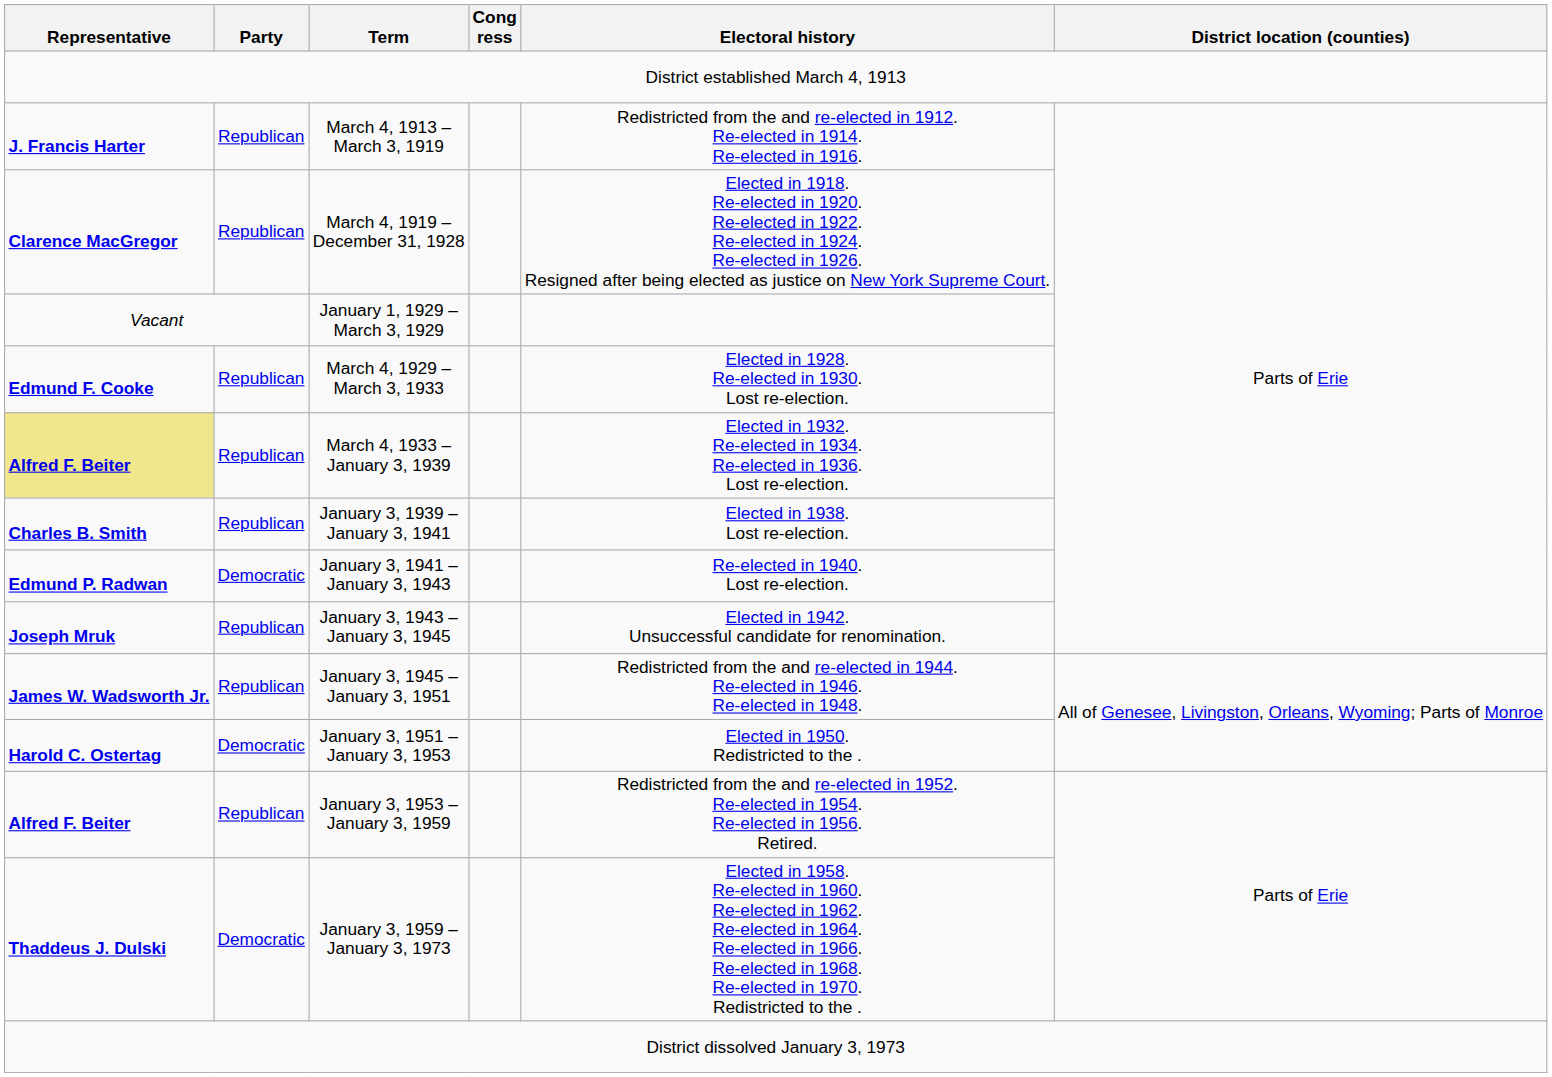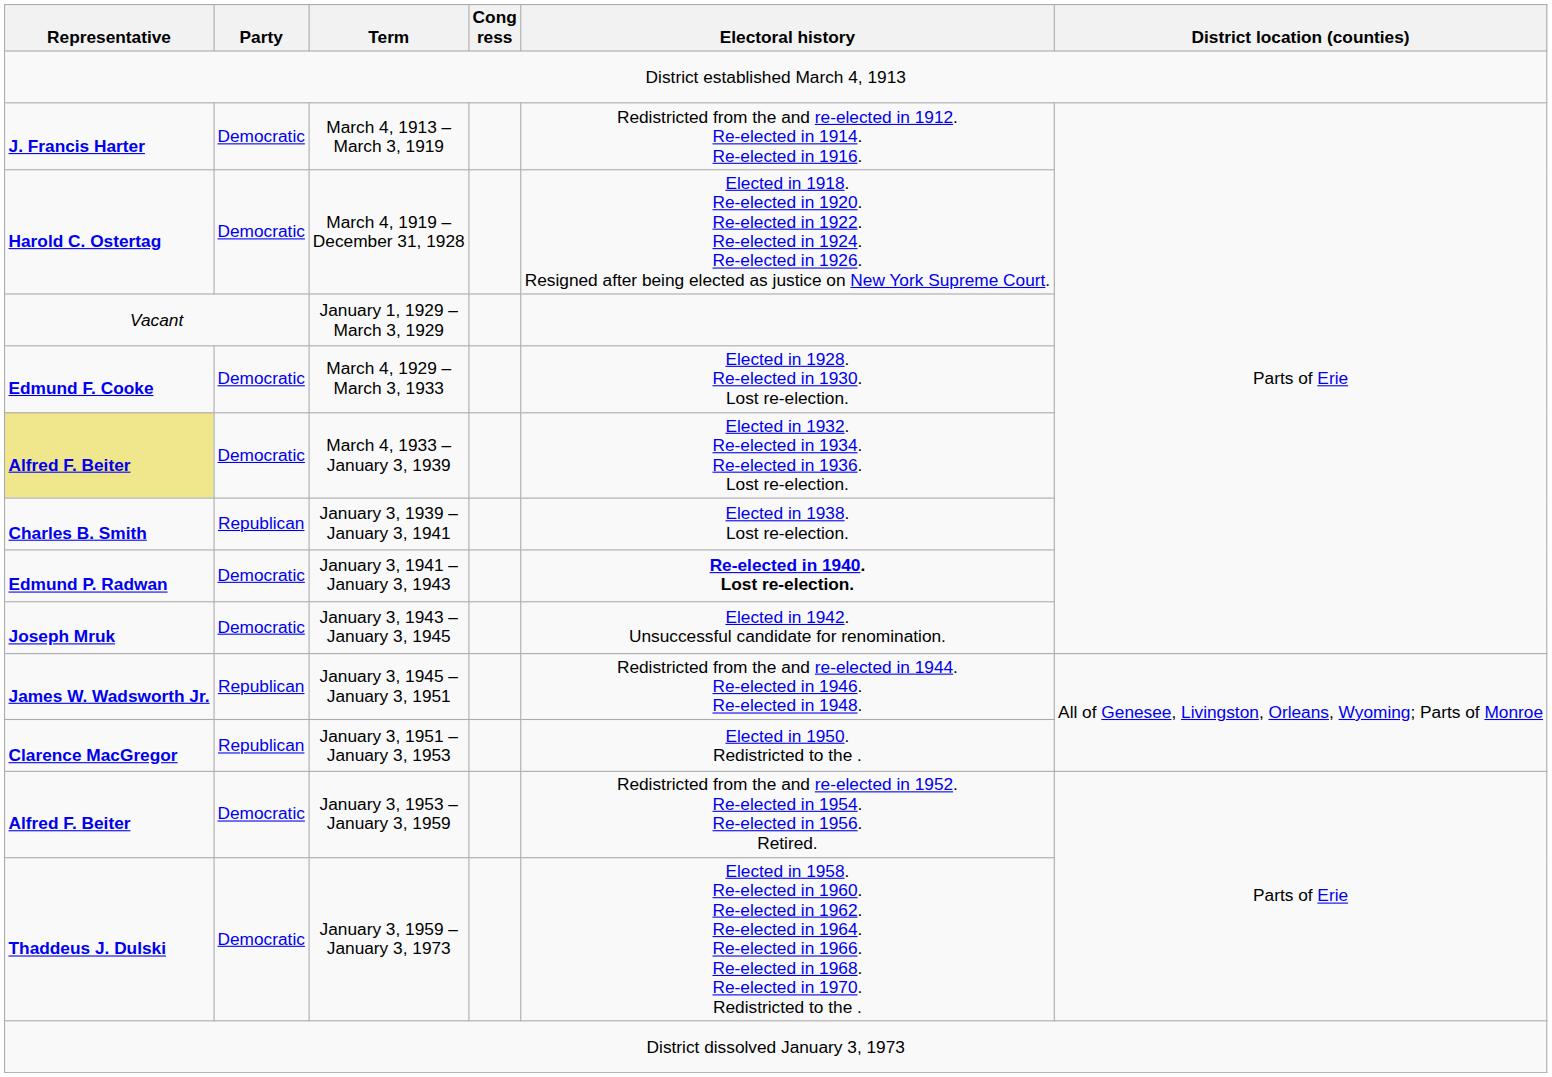(261, 136) Republican -> (261, 136) Democratic
(93, 241) Clarence MacGregor -> (85, 241) Harold C. Ostertag
(261, 231) Republican -> (261, 231) Democratic
(261, 379) Republican -> (261, 379) Democratic
(261, 455) Republican -> (261, 455) Democratic
(787, 575) normal -> (787, 575) bold
(261, 627) Republican -> (261, 627) Democratic
(85, 755) Harold C. Ostertag -> (93, 755) Clarence MacGregor
(261, 745) Democratic -> (261, 745) Republican
(261, 814) Republican -> (261, 814) Democratic
